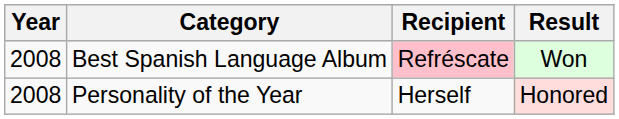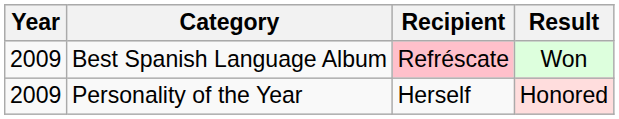(36, 59) 2008 -> (36, 59) 2009
(36, 95) 2008 -> (36, 95) 2009
